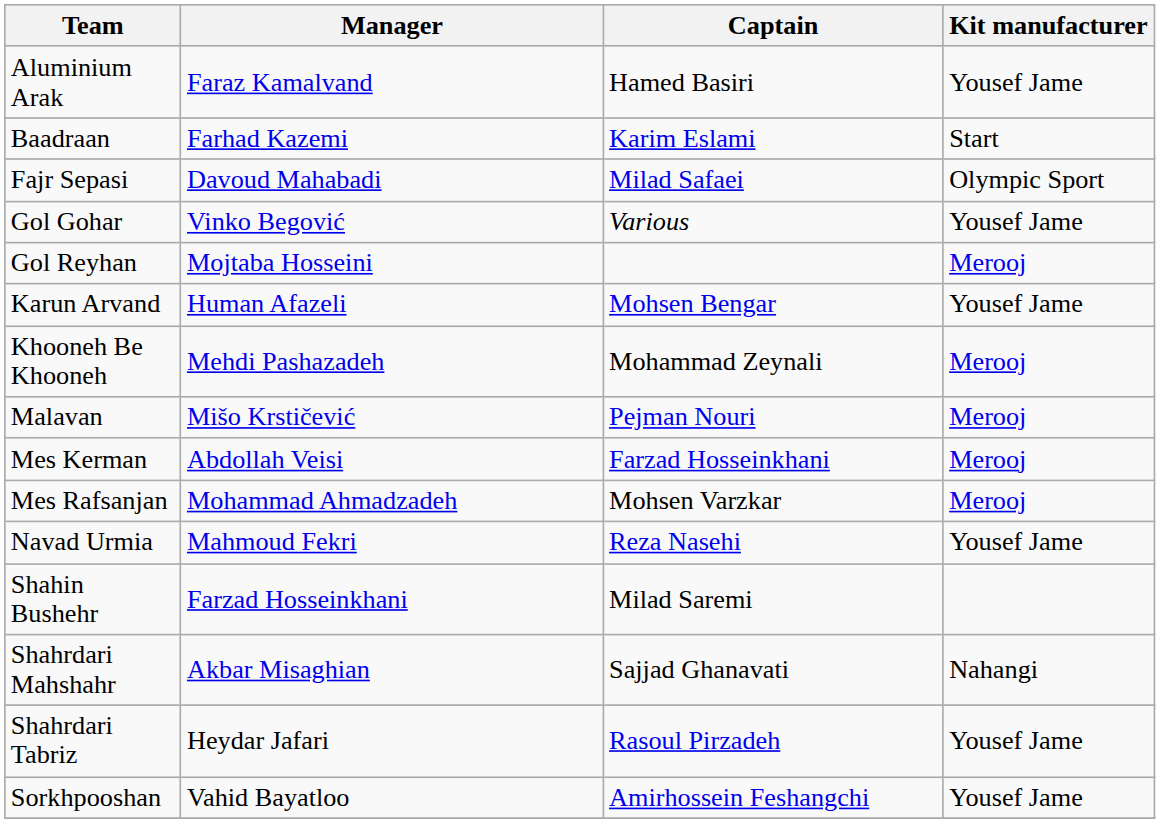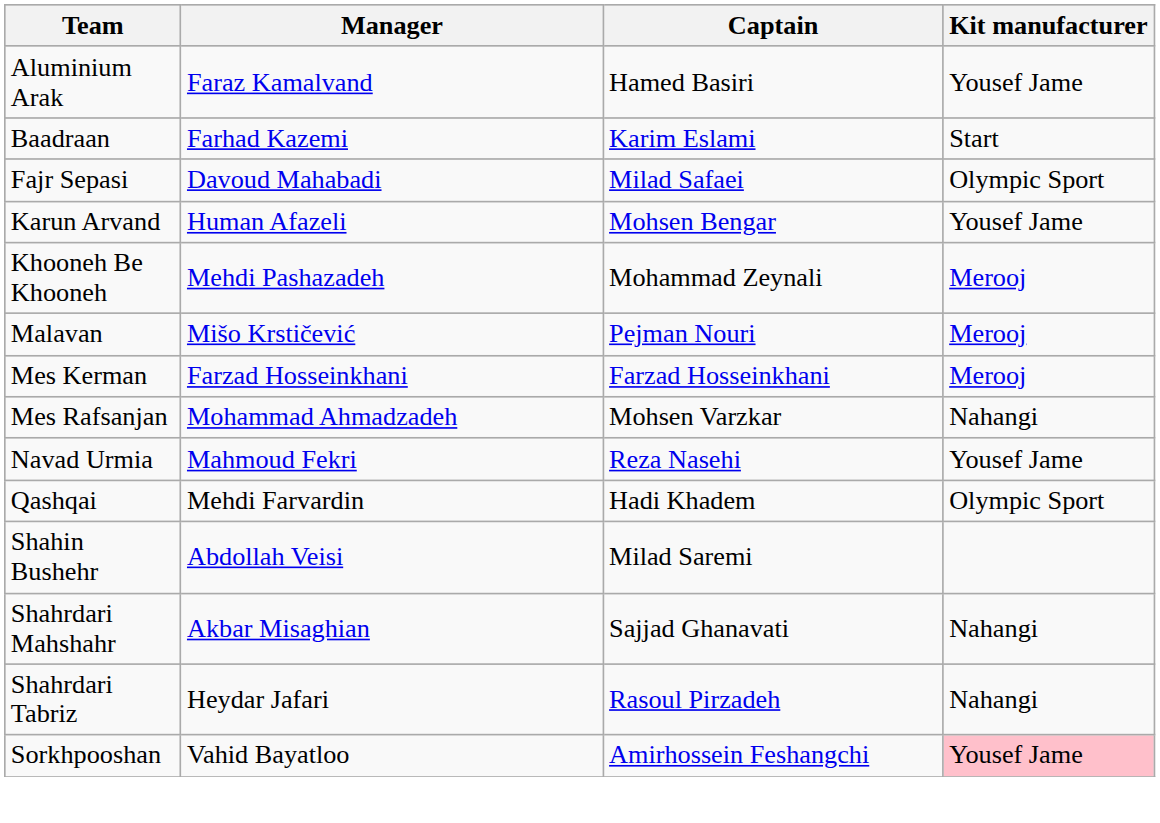- row: (67, 221)
- row: (74, 262)
(265, 458) Abdollah Veisi -> (297, 375) Farzad Hosseinkhani
(988, 500) Merooj -> (994, 417) Nahangi
+ row: (54, 500)
(297, 598) Farzad Hosseinkhani -> (265, 556) Abdollah Veisi
(1016, 740) Yousef Jame -> (994, 699) Nahangi
(1016, 797) no background -> (1016, 755) pink background
